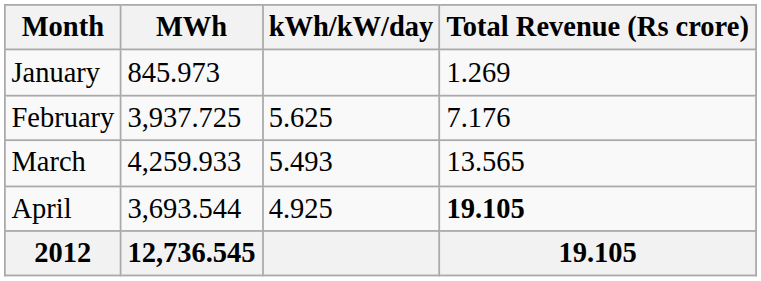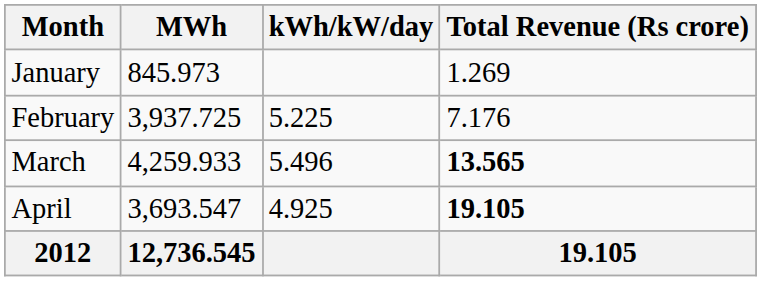(301, 117) 5.625 -> (301, 117) 5.225
(301, 162) 5.493 -> (301, 162) 5.496
(486, 162) normal -> (486, 162) bold
(184, 207) 3,693.544 -> (184, 207) 3,693.547
